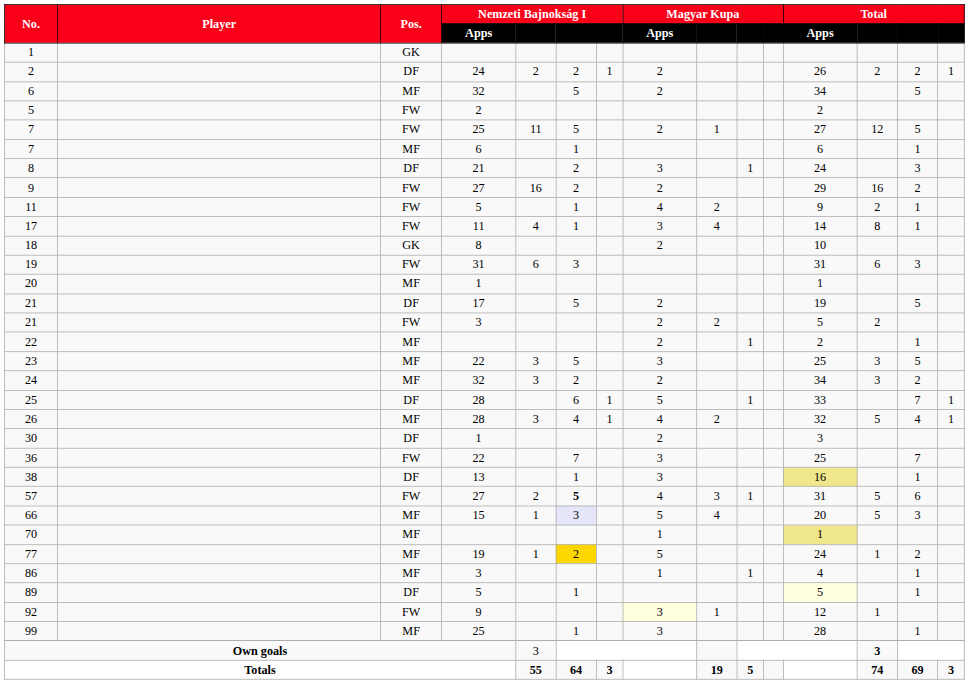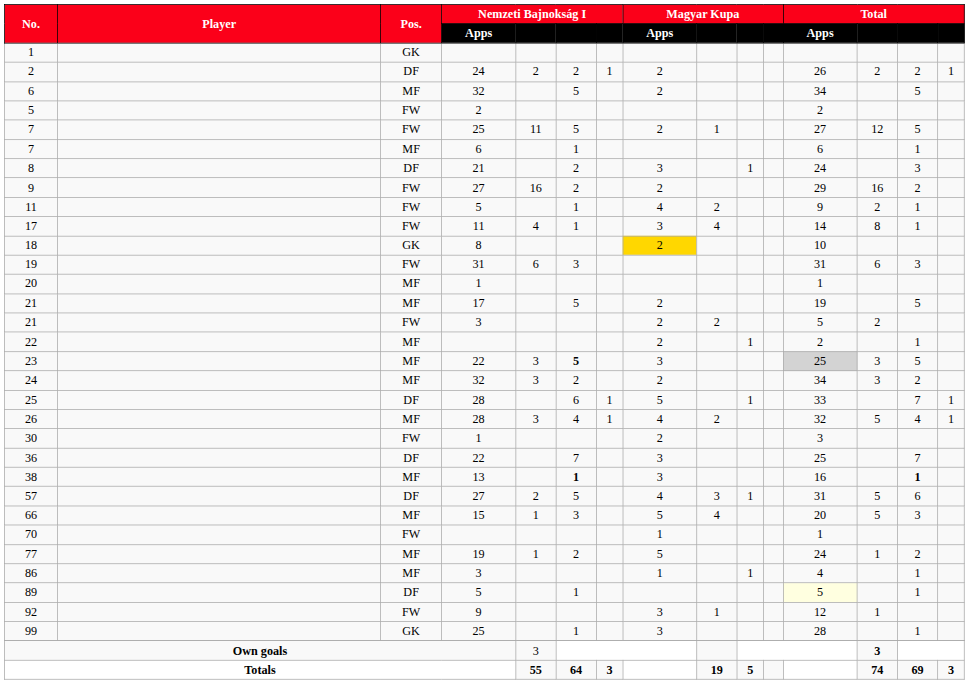(660, 245) no background -> (660, 245) gold background
(411, 303) DF -> (411, 303) MF
(576, 361) normal -> (576, 361) bold
(820, 361) no background -> (820, 361) lightgrey background
(411, 438) DF -> (411, 438) FW
(411, 457) FW -> (411, 457) DF
(411, 476) DF -> (411, 476) MF
(576, 476) normal -> (576, 476) bold
(820, 476) khaki background -> (820, 476) no background
(918, 476) normal -> (918, 476) bold
(411, 496) FW -> (411, 496) DF
(576, 496) bold -> (576, 496) normal
(576, 515) lavender background -> (576, 515) no background
(411, 534) MF -> (411, 534) FW
(820, 534) khaki background -> (820, 534) no background
(576, 554) gold background -> (576, 554) no background
(660, 611) lightyellow background -> (660, 611) no background
(411, 631) MF -> (411, 631) GK
